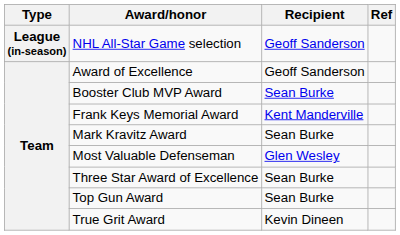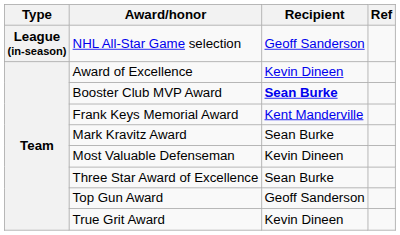(315, 72) Geoff Sanderson -> (304, 72) Kevin Dineen
(299, 93) normal -> (301, 93) bold
(302, 156) Glen Wesley -> (304, 156) Kevin Dineen
(299, 198) Sean Burke -> (315, 198) Geoff Sanderson
